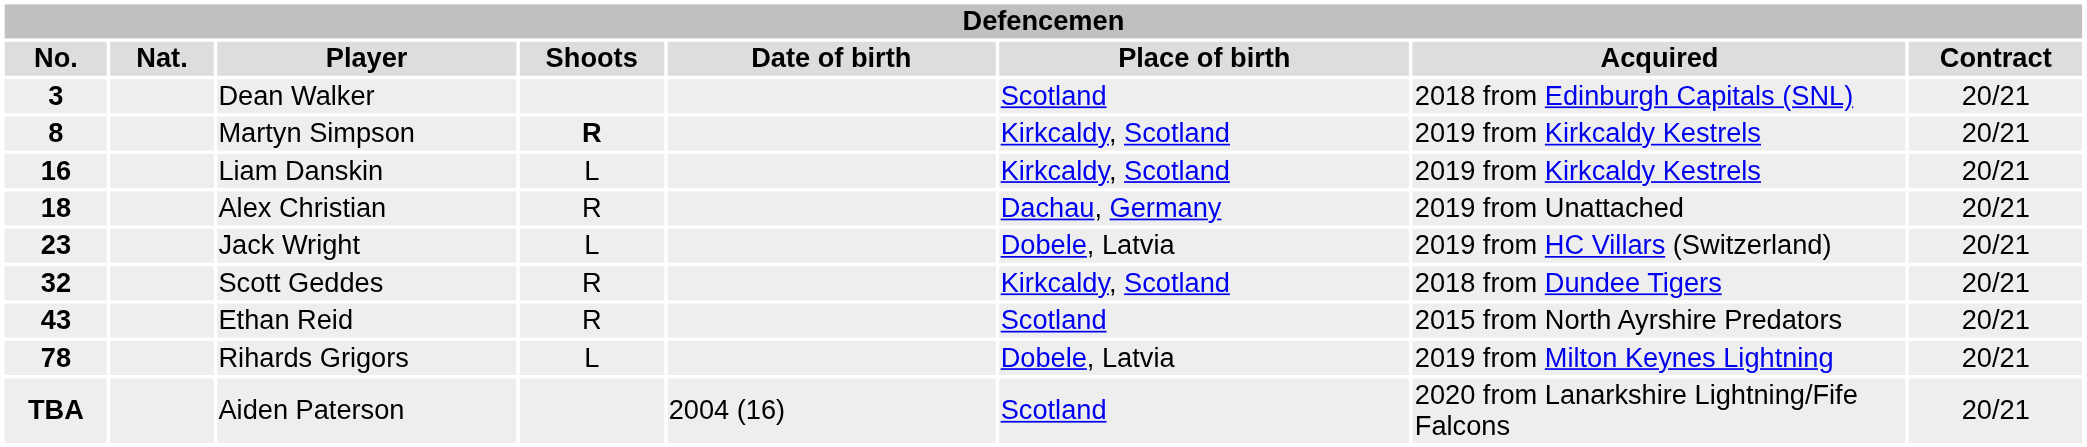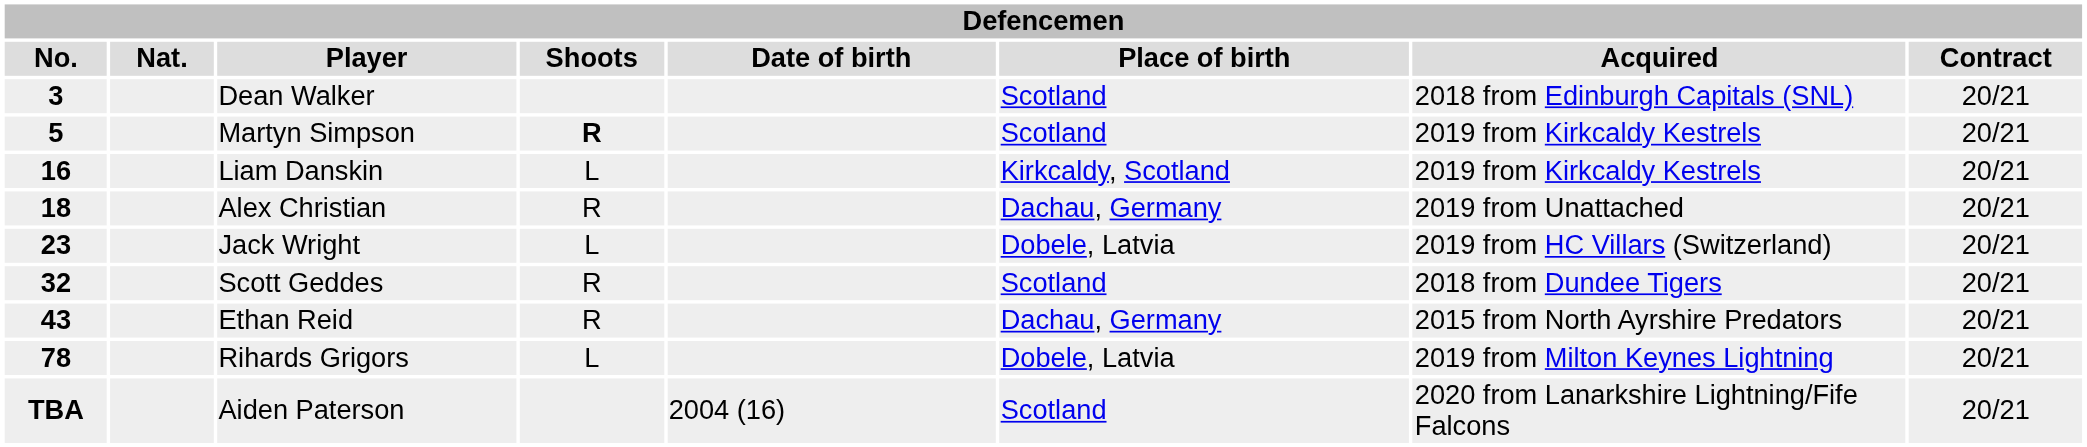(56, 133) 8 -> (56, 133) 5
(1115, 133) Kirkcaldy, Scotland -> (1054, 133) Scotland
(1115, 282) Kirkcaldy, Scotland -> (1054, 282) Scotland
(1054, 320) Scotland -> (1111, 320) Dachau, Germany
